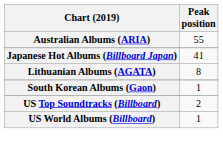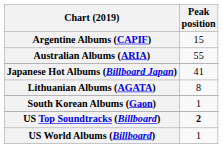+ row: (92, 39)
(199, 103) normal -> (199, 119) bold
